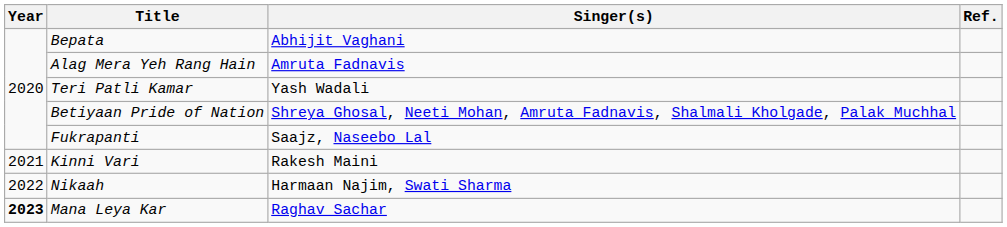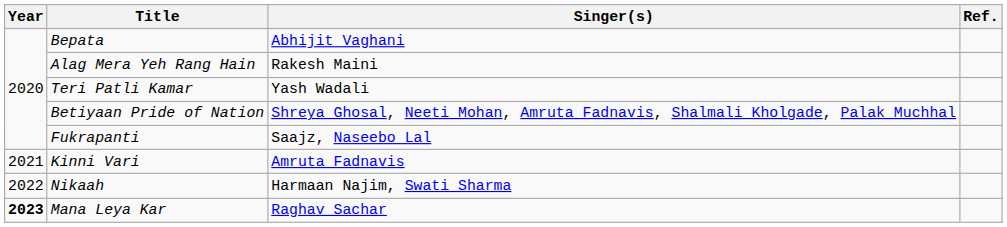(338, 65) Amruta Fadnavis -> (325, 65) Rakesh Maini
(325, 162) Rakesh Maini -> (338, 162) Amruta Fadnavis
